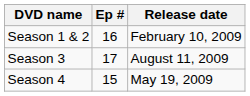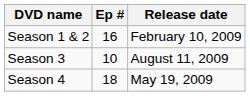(110, 58) 17 -> (110, 58) 10
(110, 79) 15 -> (110, 79) 18
